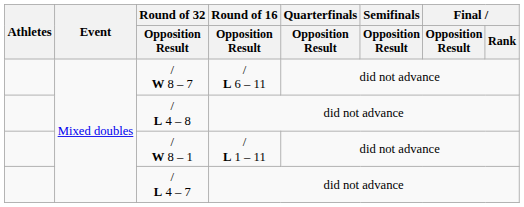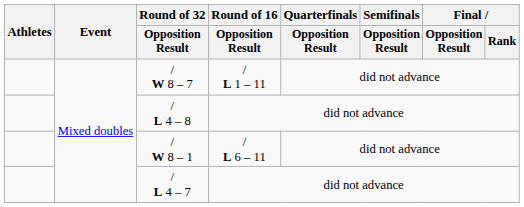(244, 77) / L 6 – 11 -> (244, 77) / L 1 – 11
(244, 149) / L 1 – 11 -> (244, 149) / L 6 – 11
